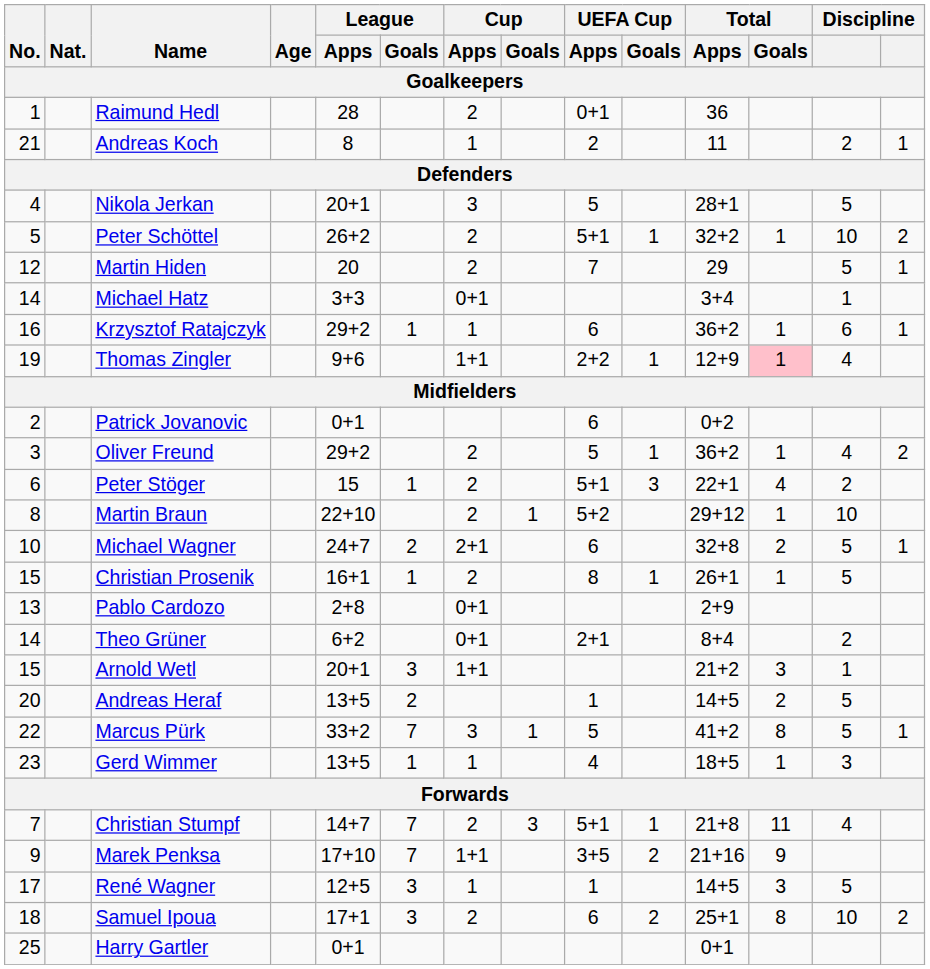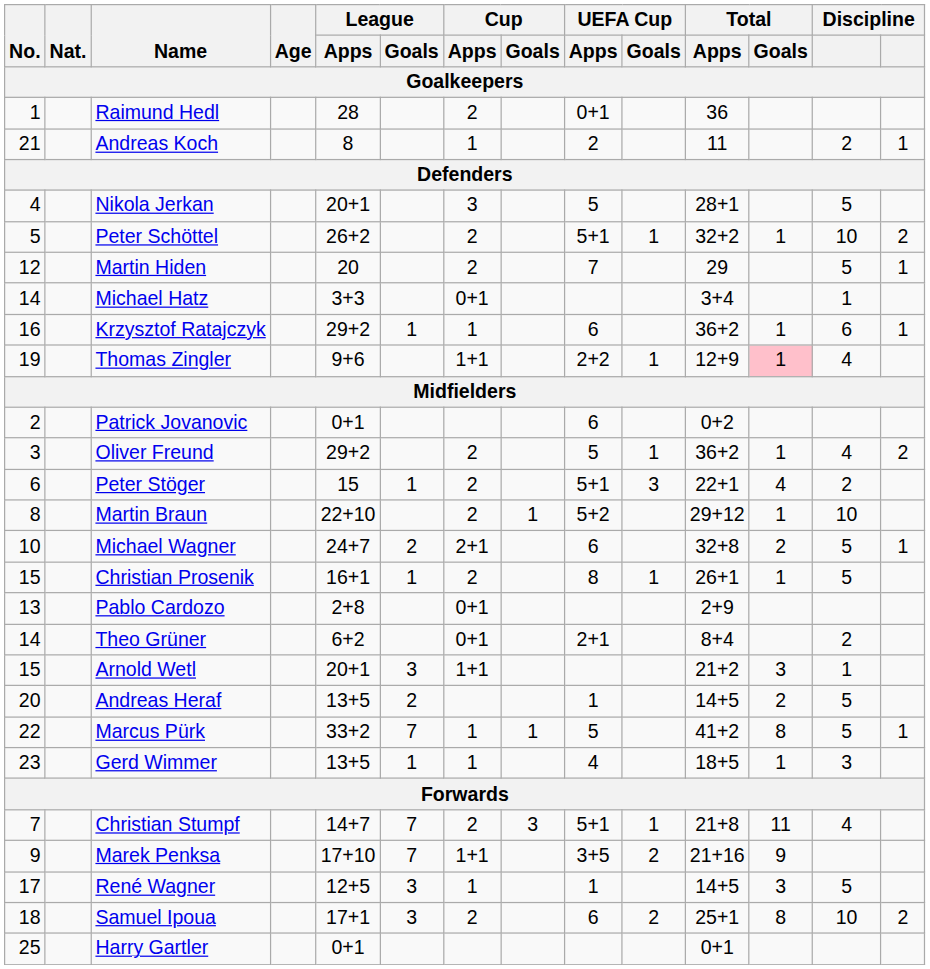(472, 732) 3 -> (472, 732) 1
